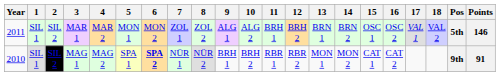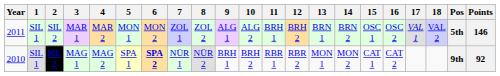(481, 58) 91 -> (481, 58) 92
